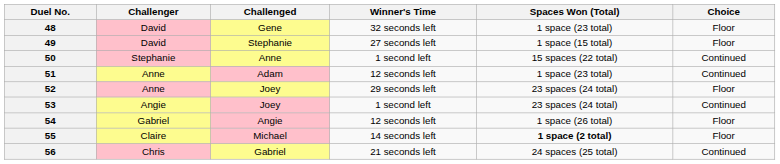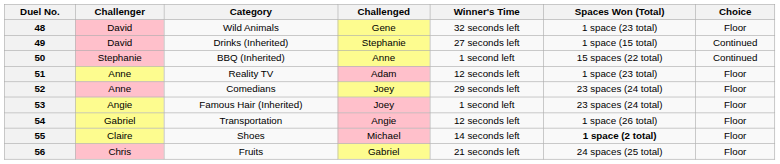+ column: (251, 12)
(724, 43) Floor -> (735, 43) Continued
(724, 74) Continued -> (735, 74) Floor
(724, 105) Continued -> (735, 105) Floor
(724, 151) Continued -> (735, 151) Floor
